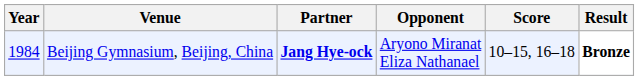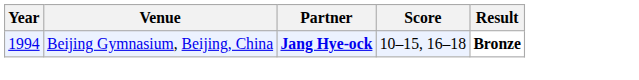- column: (431, 17)
(24, 52) 1984 -> (24, 43) 1994
